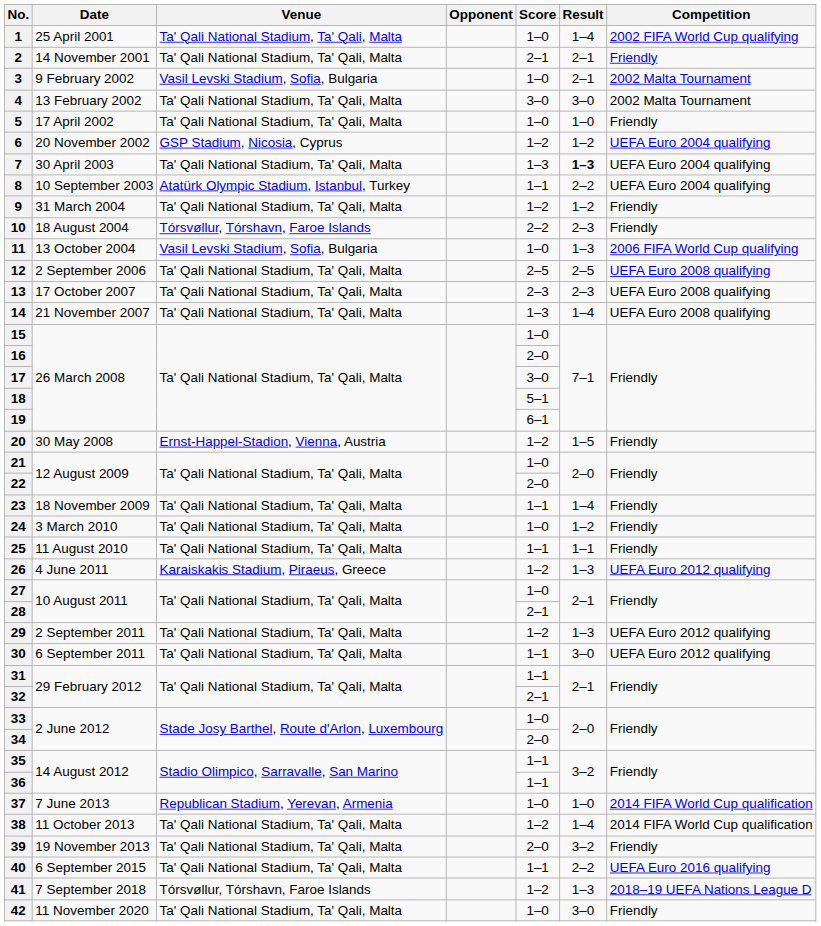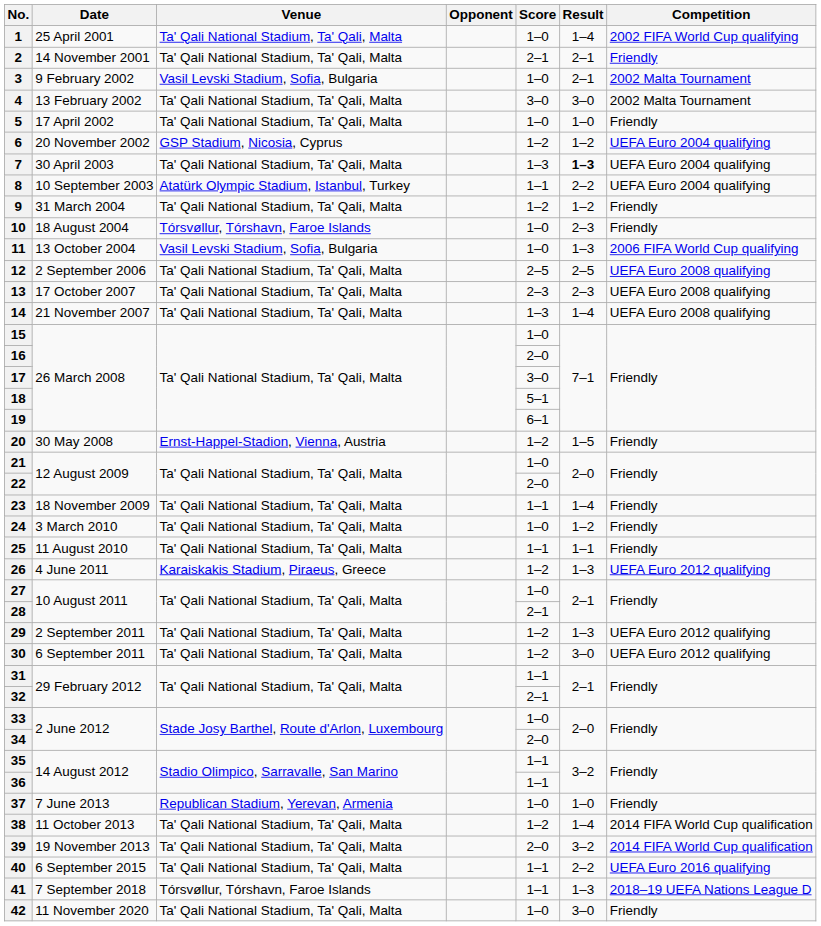(538, 228) 2–2 -> (538, 228) 1–0
(538, 654) 1–1 -> (538, 654) 1–2
(711, 803) 2014 FIFA World Cup qualification -> (634, 803) Friendly
(634, 846) Friendly -> (711, 846) 2014 FIFA World Cup qualification
(538, 889) 1–2 -> (538, 889) 1–1
